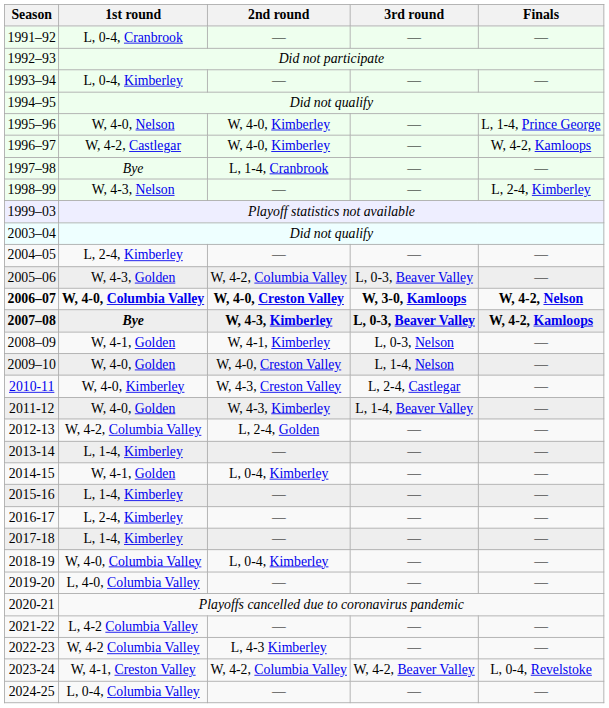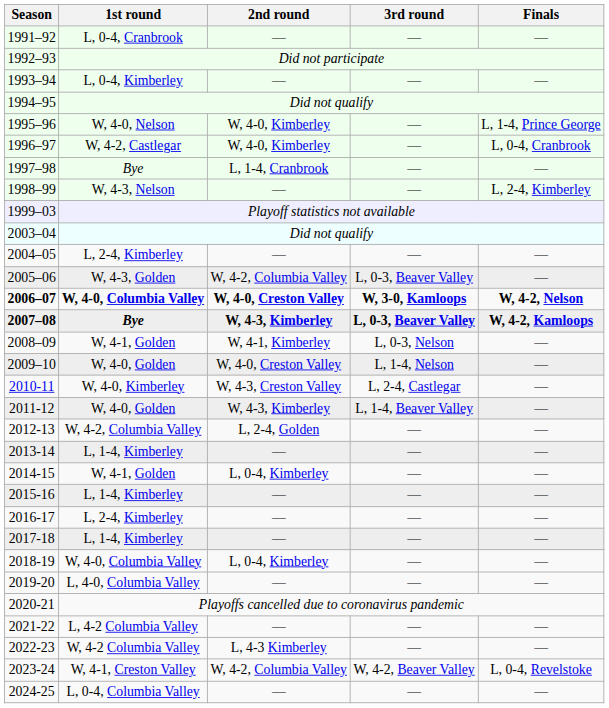(541, 146) W, 4-2, Kamloops -> (541, 146) L, 0-4, Cranbrook
